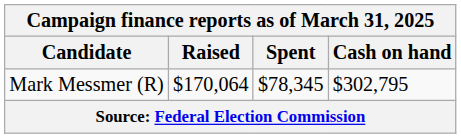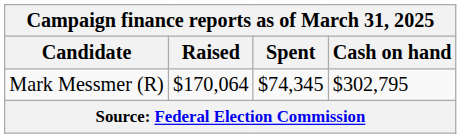(291, 84) $78,345 -> (291, 84) $74,345
